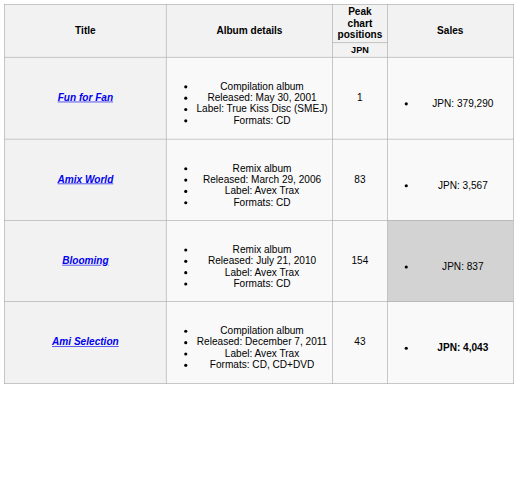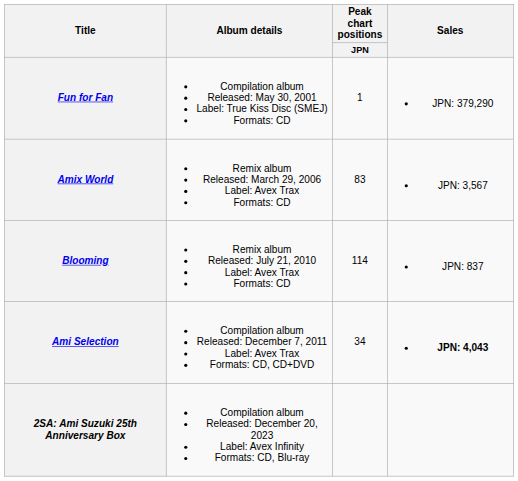(360, 261) 154 -> (360, 261) 114
(450, 267) lightgrey background -> (450, 267) no background
(360, 342) 43 -> (360, 342) 34
+ row: (85, 429)
